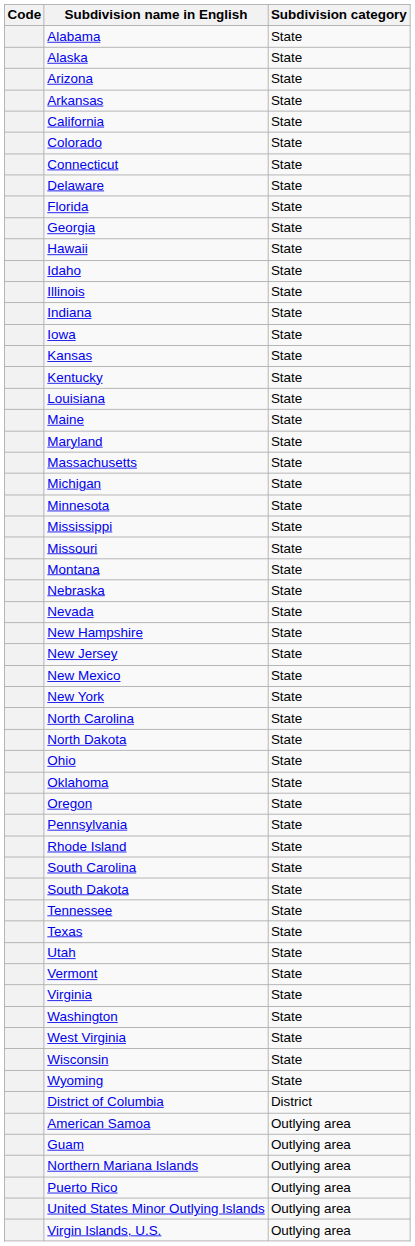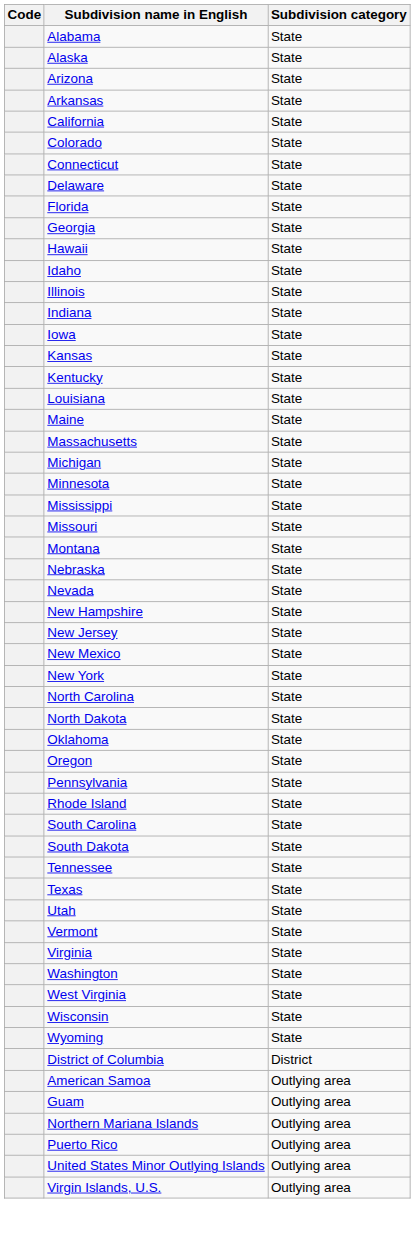- row: (75, 441)
- row: (62, 761)
